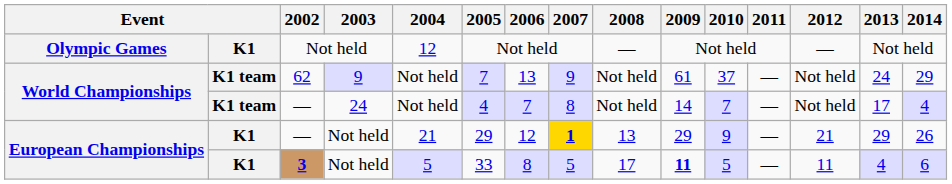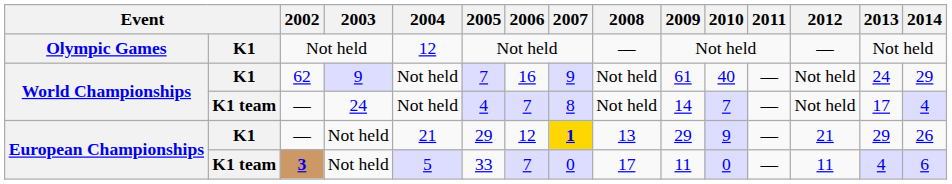(244, 77) K1 team -> (244, 77) K1
(527, 77) 13 -> (527, 77) 16
(726, 77) 37 -> (726, 77) 40
(244, 164) K1 -> (244, 164) K1 team
(527, 164) 8 -> (527, 164) 7
(570, 164) 5 -> (570, 164) 0
(683, 164) bold -> (683, 164) normal
(726, 164) 5 -> (726, 164) 0
